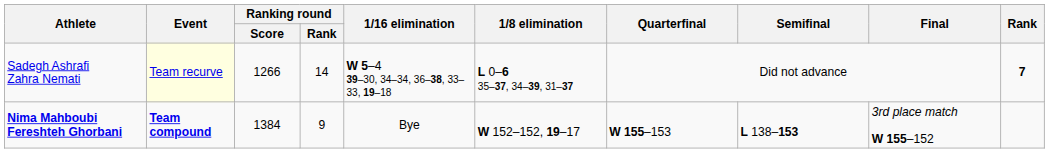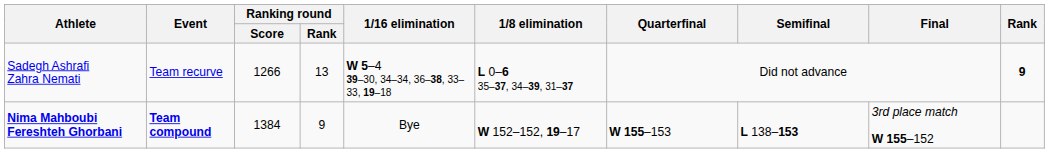(186, 73) lightyellow background -> (186, 73) no background
(322, 73) 14 -> (322, 73) 13
(1022, 73) 7 -> (1022, 73) 9
